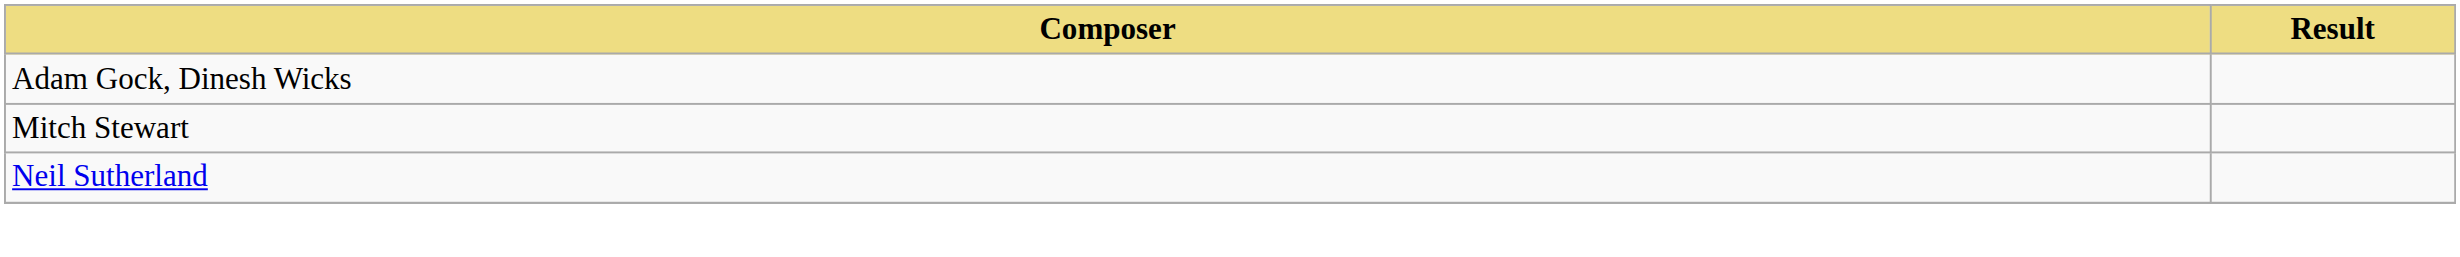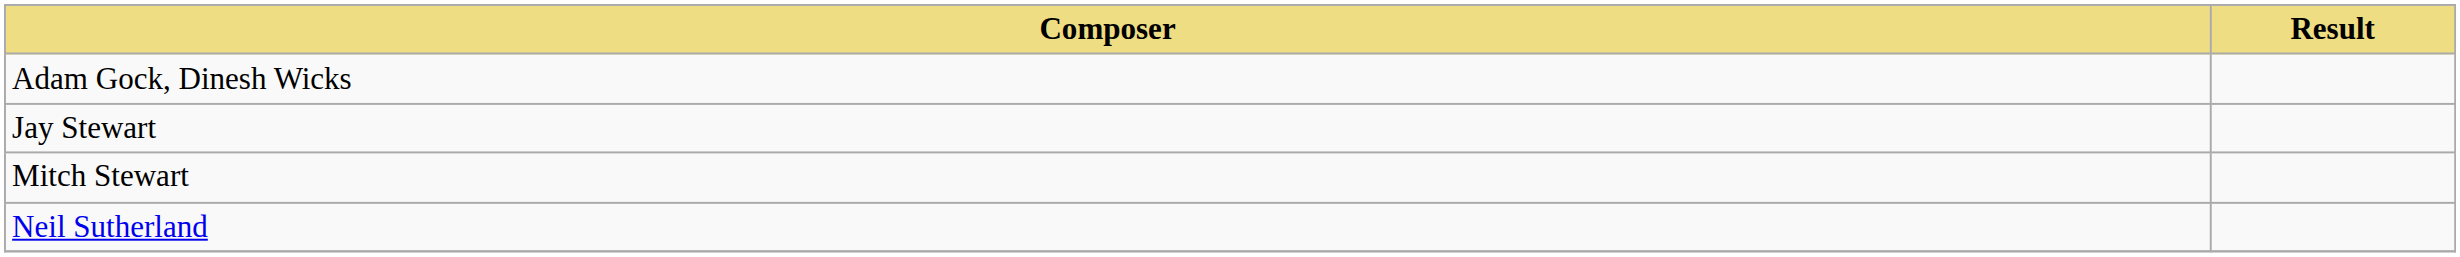+ row: (84, 127)
